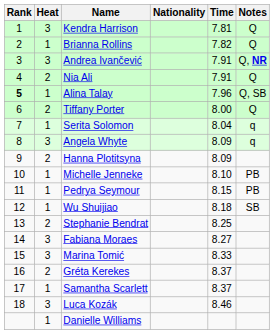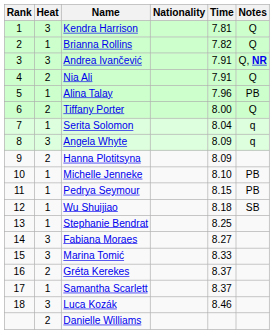(19, 93) bold -> (19, 93) normal
(253, 93) Q, SB -> (253, 93) PB
(48, 223) 2 -> (48, 223) 1
(48, 321) 1 -> (48, 321) 2
